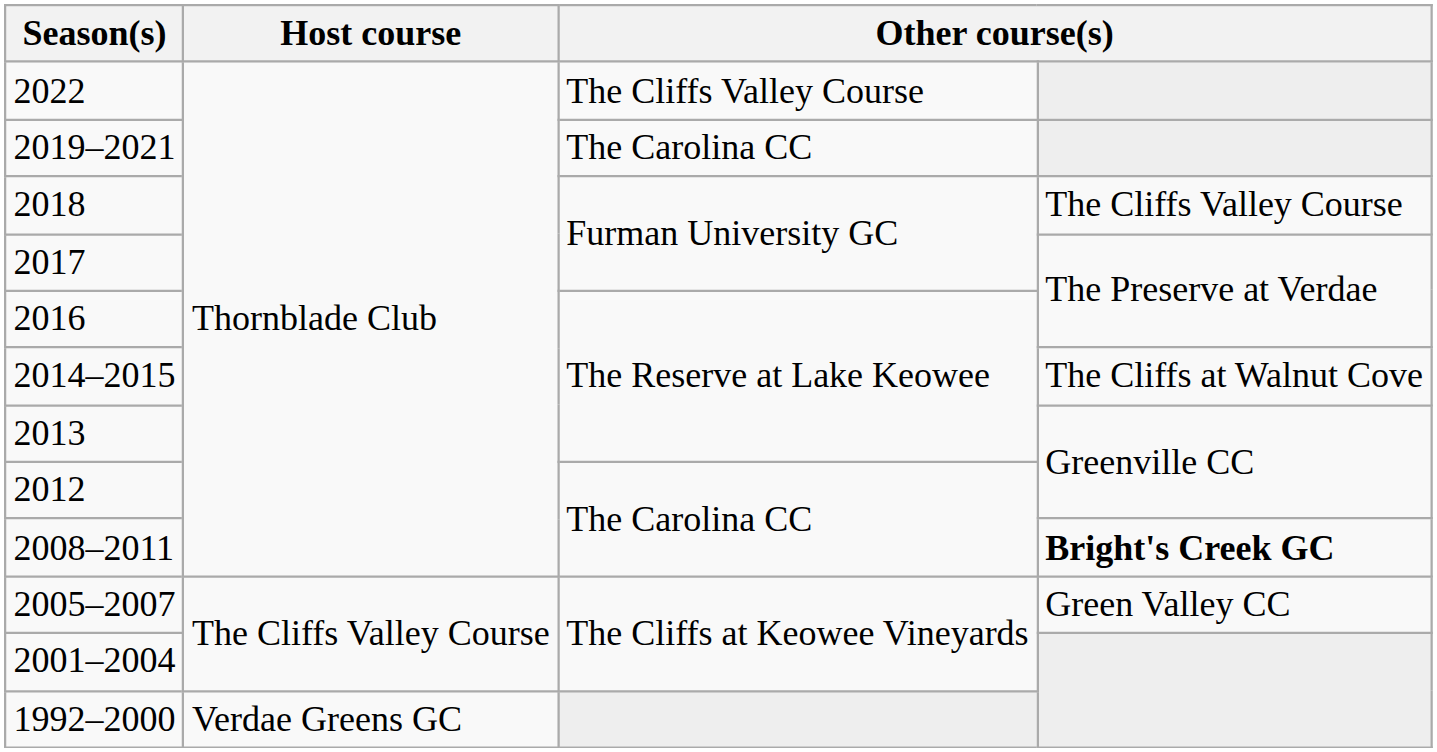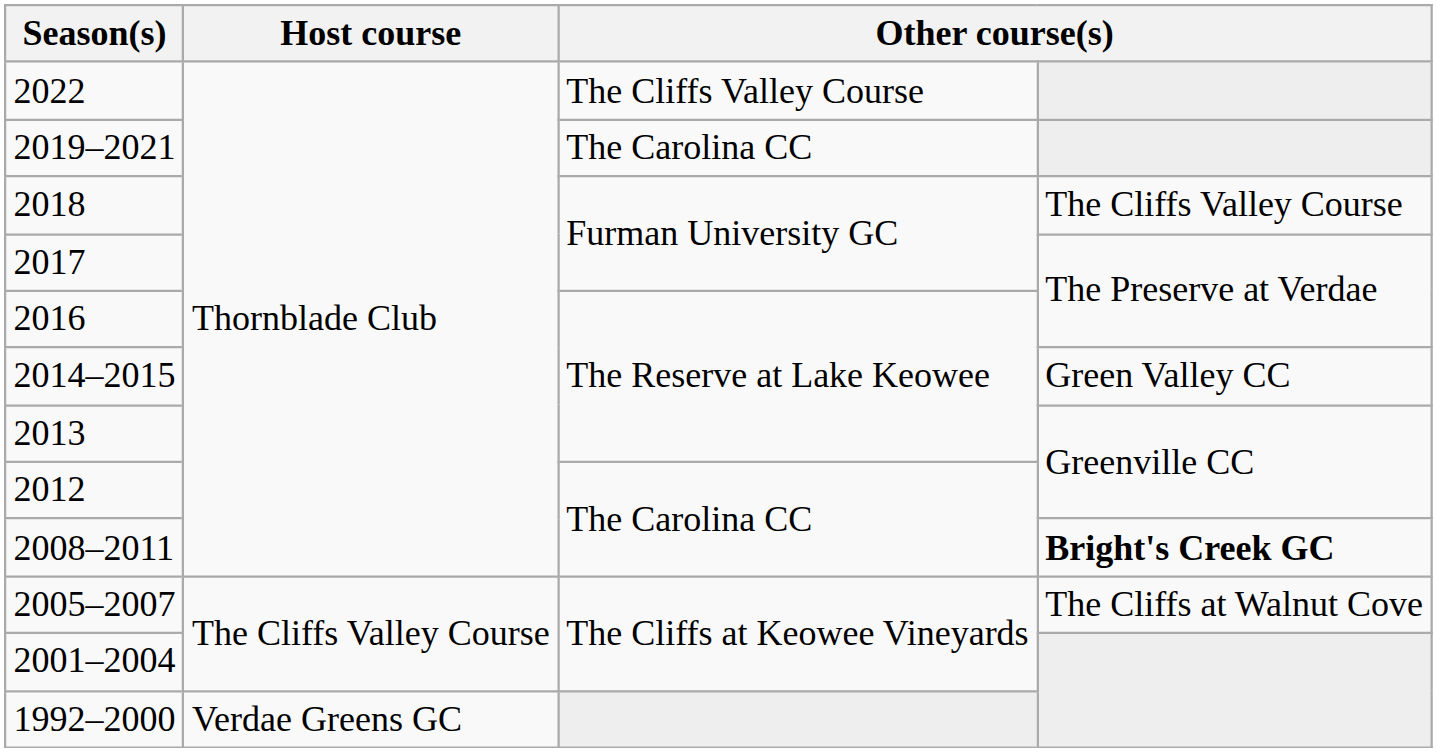(1234, 375) The Cliffs at Walnut Cove -> (1168, 375) Green Valley CC
(1168, 603) Green Valley CC -> (1234, 603) The Cliffs at Walnut Cove
